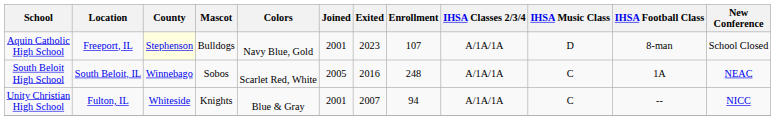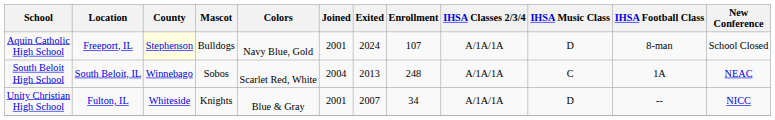(370, 46) 2023 -> (370, 46) 2024
(336, 73) 2005 -> (336, 73) 2004
(370, 73) 2016 -> (370, 73) 2013
(413, 101) 94 -> (413, 101) 34
(570, 101) C -> (570, 101) D
